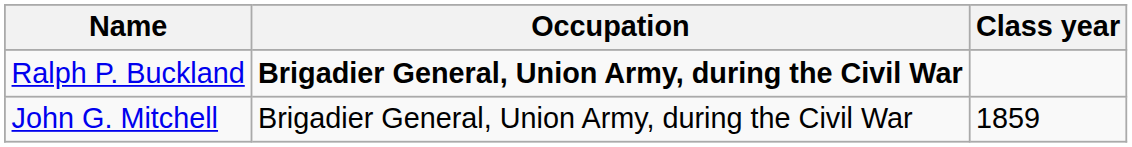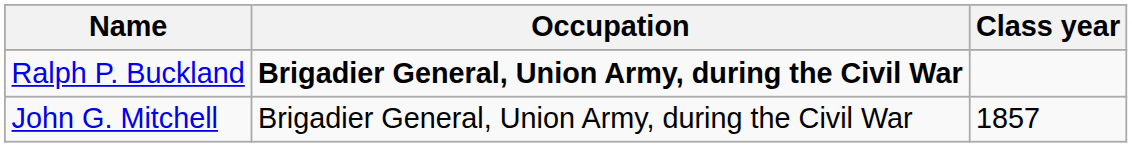(1008, 118) 1859 -> (1008, 118) 1857
